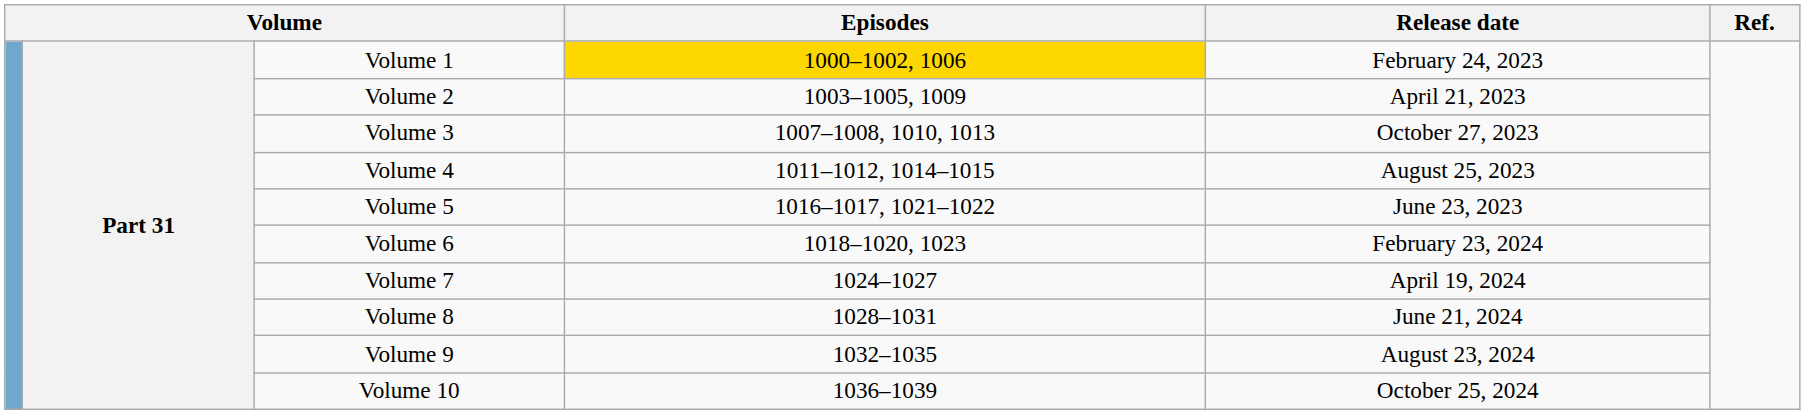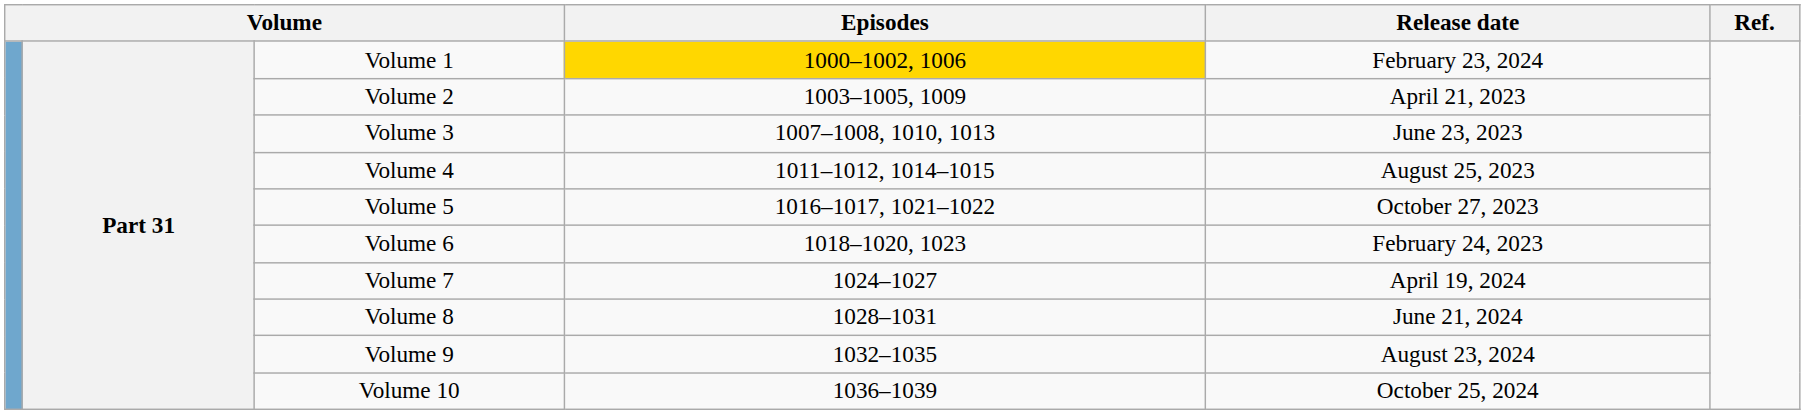(1458, 59) February 24, 2023 -> (1458, 59) February 23, 2024
(1458, 133) October 27, 2023 -> (1458, 133) June 23, 2023
(1458, 206) June 23, 2023 -> (1458, 206) October 27, 2023
(1458, 243) February 23, 2024 -> (1458, 243) February 24, 2023
